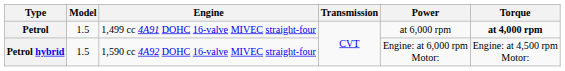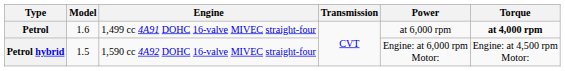(83, 29) 1.5 -> (83, 29) 1.6
